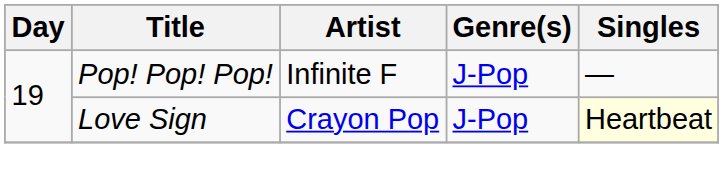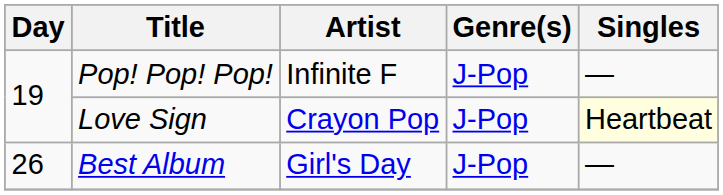+ row: (152, 165)
